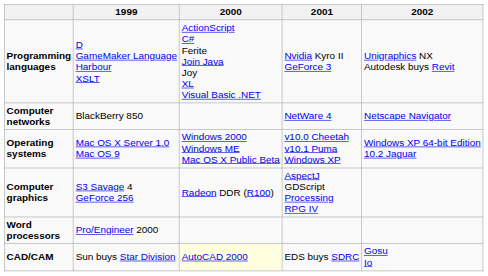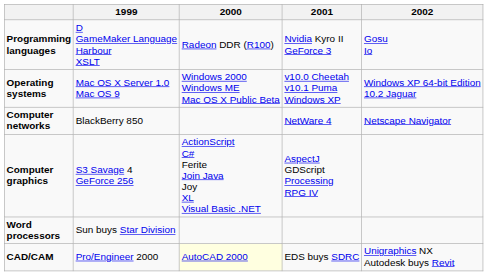(221, 61) ActionScript C# Ferite Join Java Joy XL Visual Basic .NET -> (228, 44) Radeon DDR (R100)
(409, 61) Unigraphics NX Autodesk buys Revit -> (376, 44) Gosu Io
rows swapped: (30, 148) <-> (30, 116)
(228, 192) Radeon DDR (R100) -> (221, 175) ActionScript C# Ferite Join Java Joy XL Visual Basic .NET
(117, 230) Pro/Engineer 2000 -> (126, 230) Sun buys Star Division
(126, 257) Sun buys Star Division -> (117, 257) Pro/Engineer 2000
(376, 257) Gosu Io -> (409, 257) Unigraphics NX Autodesk buys Revit
